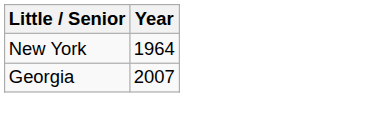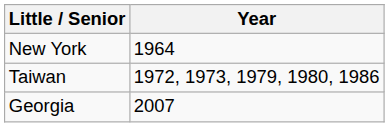+ row: (37, 77)
